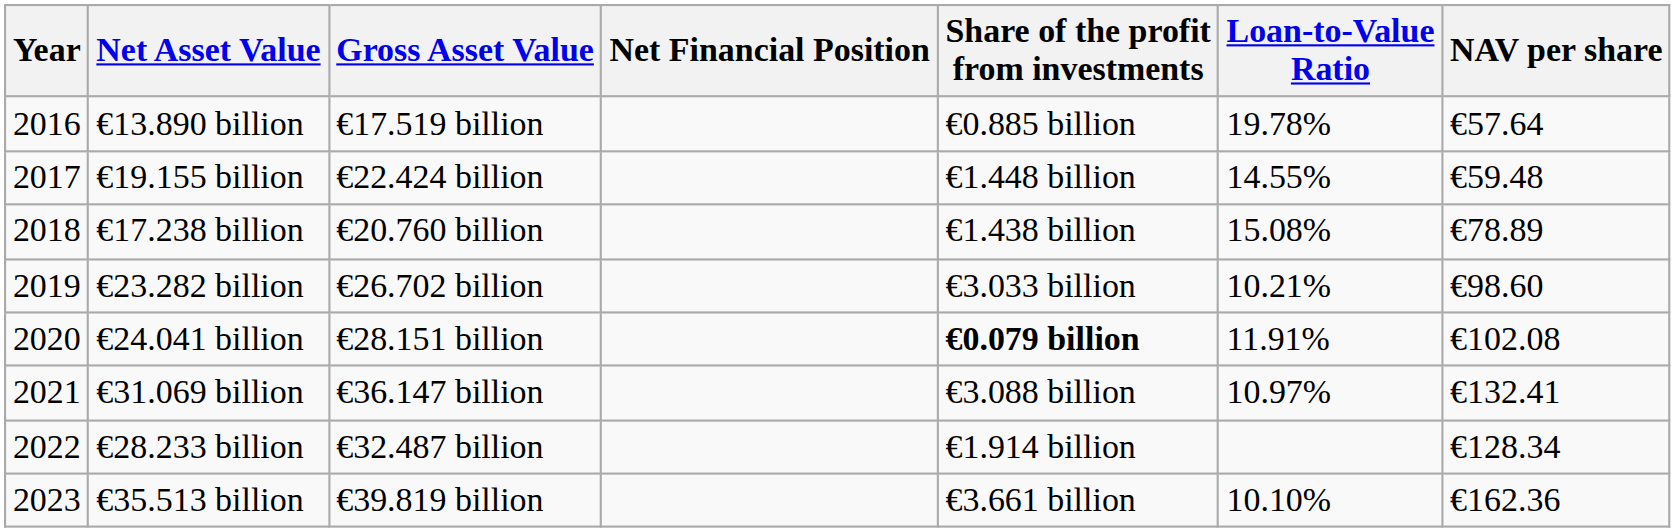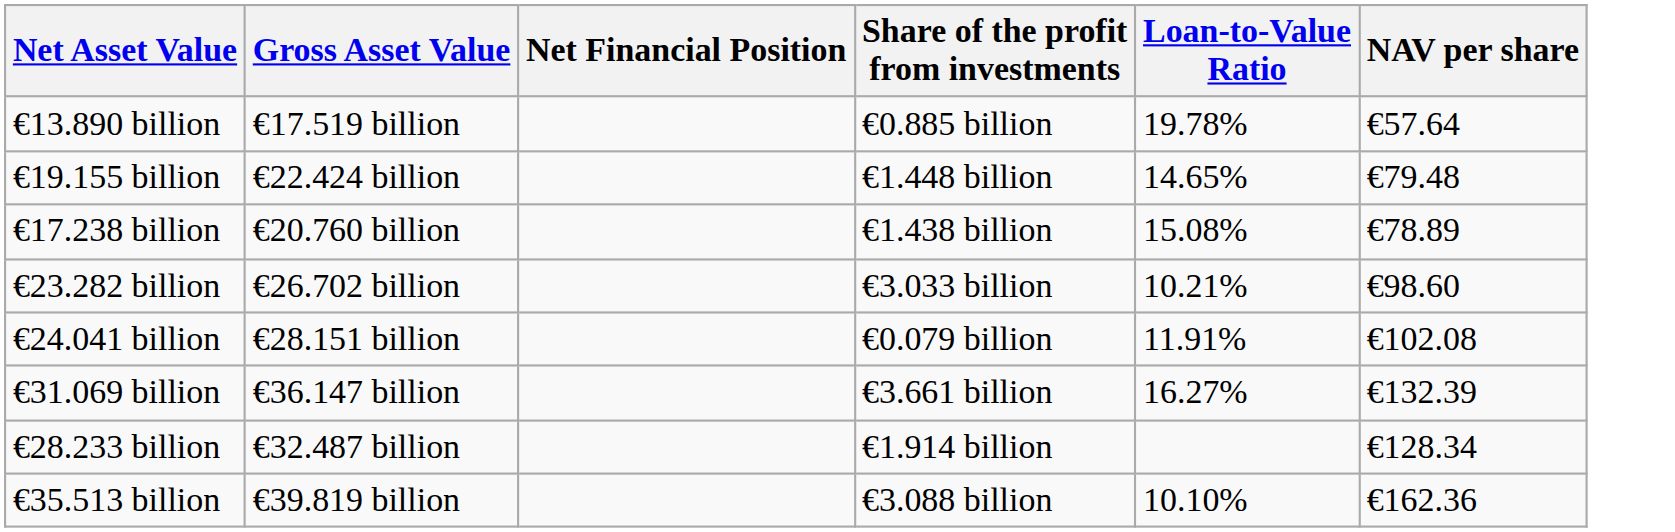- column: (47, 50)
(1279, 177) 14.55% -> (1195, 177) 14.65%
(1497, 177) €59.48 -> (1413, 177) €79.48
(1043, 338) bold -> (957, 338) normal
(1041, 392) €3.088 billion -> (957, 392) €3.661 billion
(1279, 392) 10.97% -> (1195, 392) 16.27%
(1505, 392) €132.41 -> (1422, 392) €132.39
(1041, 499) €3.661 billion -> (957, 499) €3.088 billion
